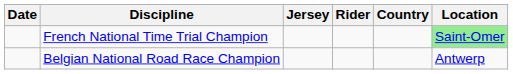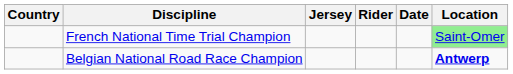columns swapped: (22, 15) <-> (403, 15)
(460, 58) normal -> (462, 58) bold
